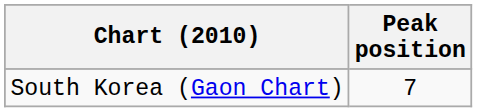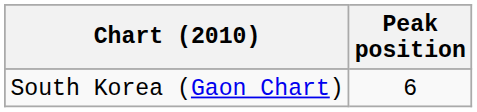(410, 88) 7 -> (410, 88) 6
